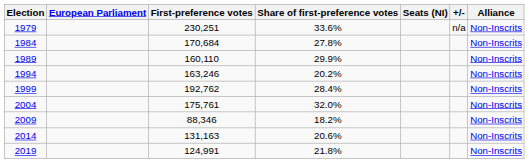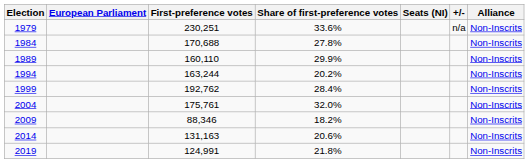(202, 43) 170,684 -> (202, 43) 170,688
(202, 74) 163,246 -> (202, 74) 163,244
